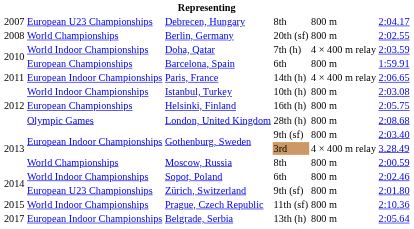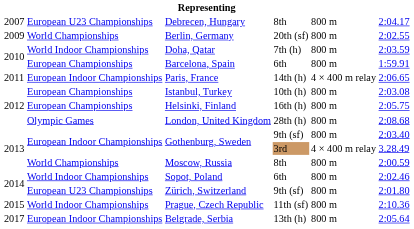(14, 36) 2008 -> (14, 36) 2009
(344, 50) 4 × 400 m relay -> (324, 50) 800 m
(88, 92) World Indoor Championships -> (80, 92) European Championships
